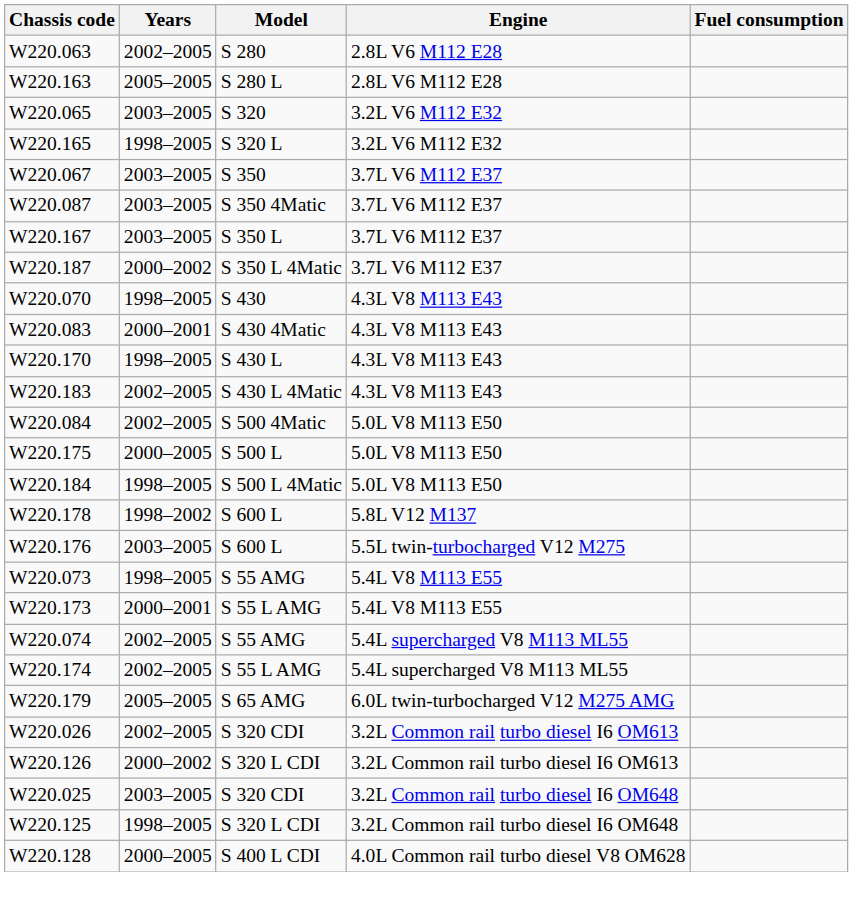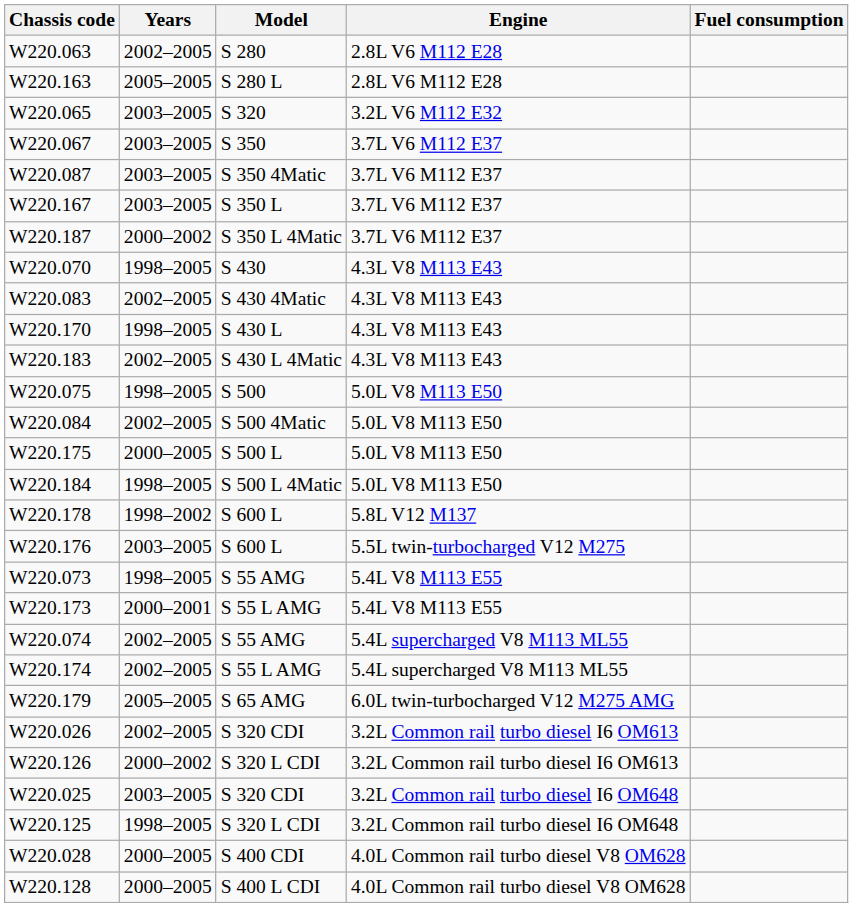- row: (50, 143)
(168, 329) 2000–2001 -> (168, 298) 2002–2005
+ row: (50, 391)
+ row: (50, 855)
